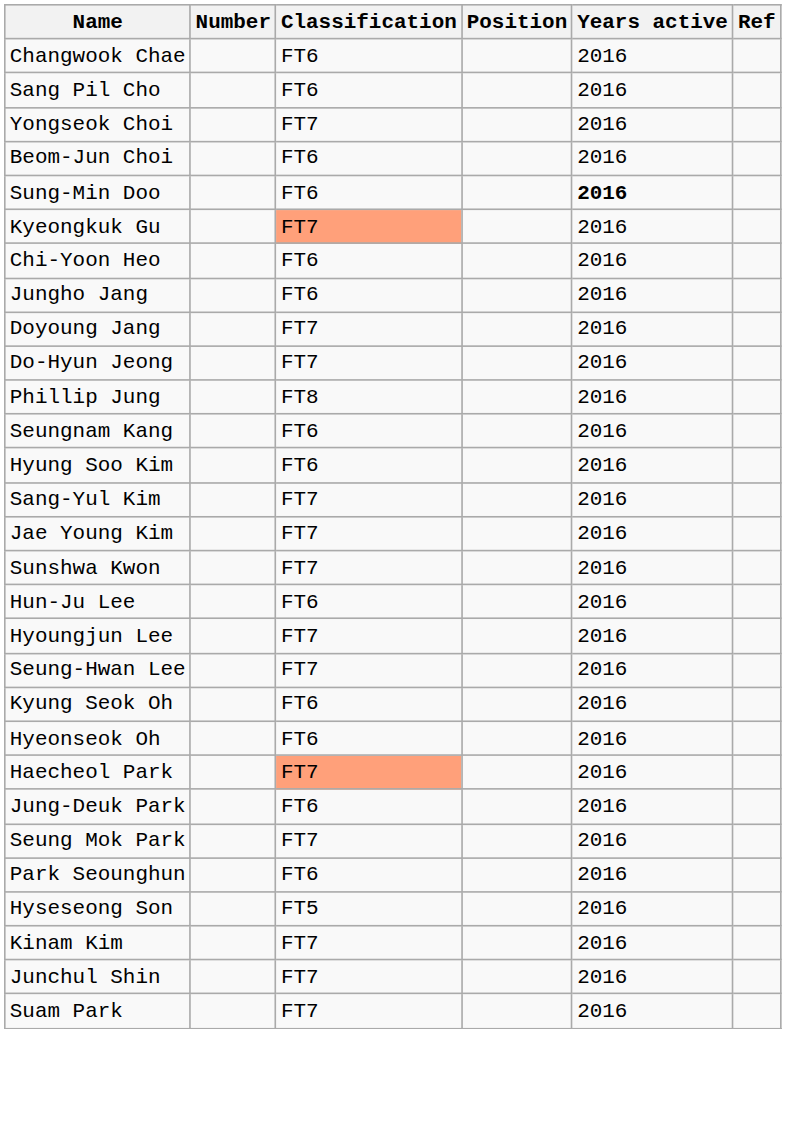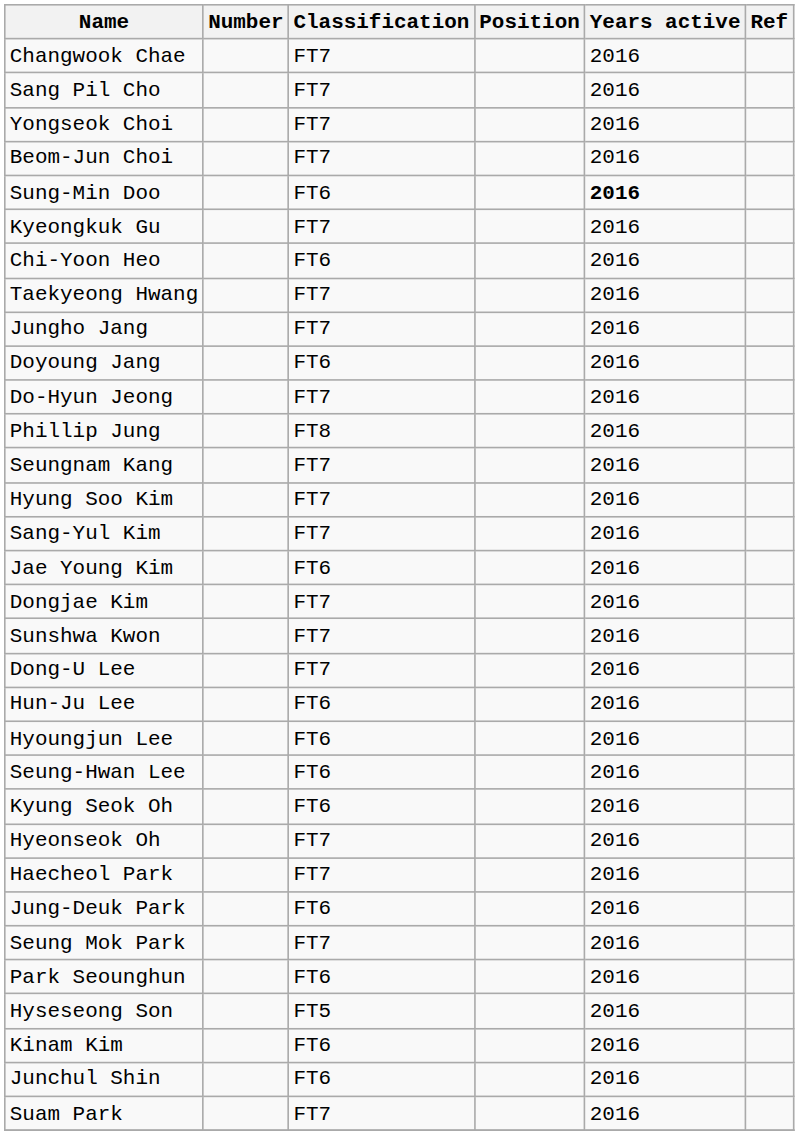(300, 56) FT6 -> (312, 56) FT7
(300, 90) FT6 -> (312, 90) FT7
(300, 158) FT6 -> (312, 158) FT7
(300, 227) lightsalmon background -> (312, 227) no background
+ row: (104, 295)
(300, 295) FT6 -> (312, 329) FT7
(300, 329) FT7 -> (312, 363) FT6
(300, 431) FT6 -> (312, 465) FT7
(300, 465) FT6 -> (312, 499) FT7
(300, 534) FT7 -> (312, 568) FT6
+ row: (79, 602)
+ row: (73, 670)
(300, 636) FT7 -> (312, 738) FT6
(300, 670) FT7 -> (312, 772) FT6
(300, 738) FT6 -> (312, 841) FT7
(300, 772) lightsalmon background -> (312, 875) no background
(300, 943) FT7 -> (312, 1045) FT6
(300, 977) FT7 -> (312, 1079) FT6
